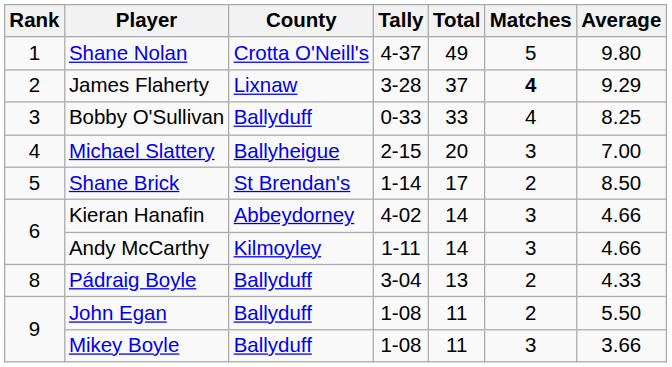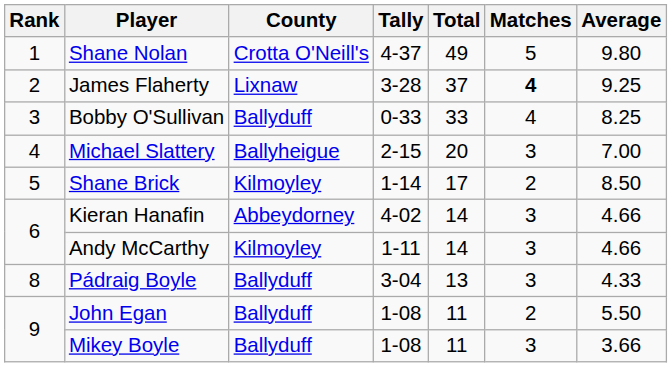(621, 85) 9.29 -> (621, 85) 9.25
(292, 183) St Brendan's -> (277, 183) Kilmoyley
(531, 280) 2 -> (531, 280) 3
